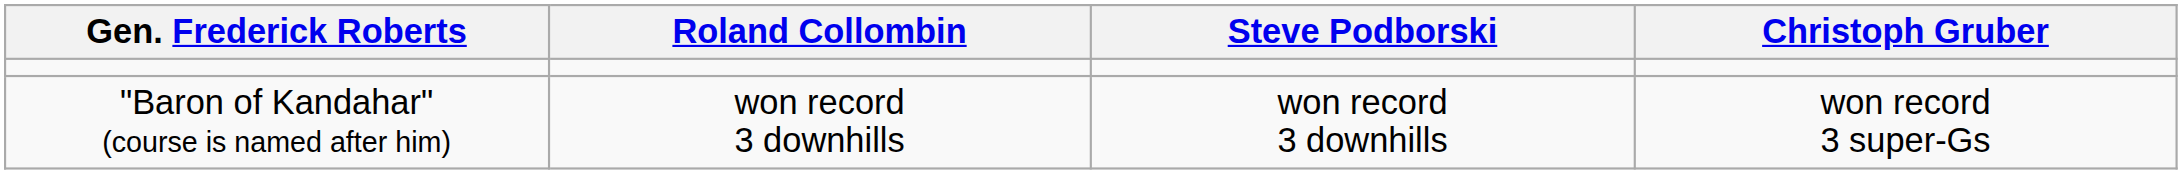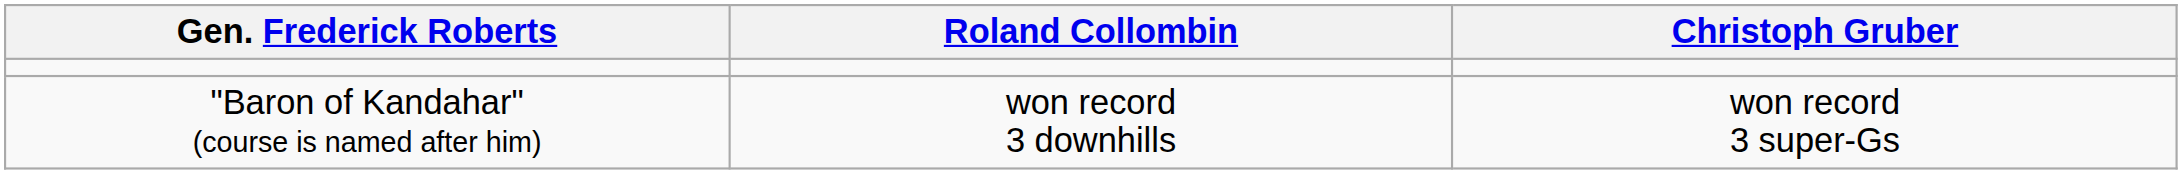- column: (1362, 31)
